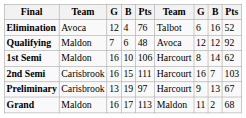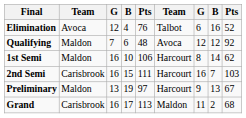(83, 89) Carisbrook -> (76, 89) Maldon
(76, 105) Maldon -> (83, 105) Carisbrook
